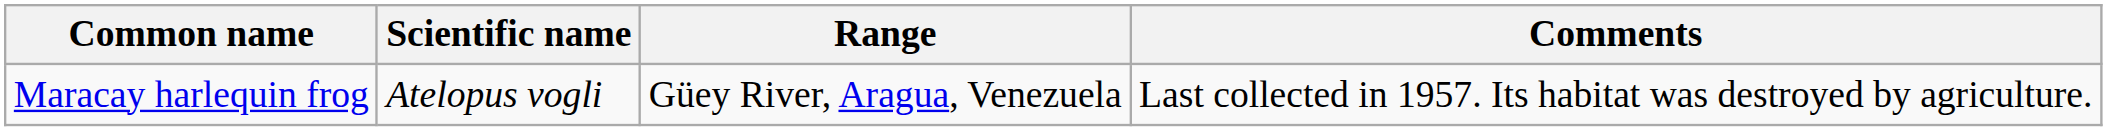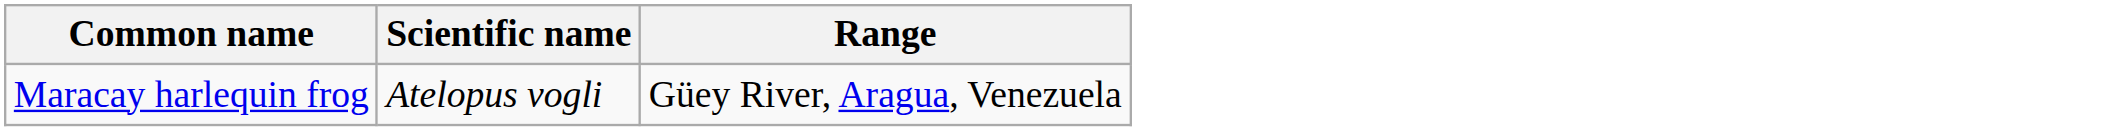- column: (1616, 34)
